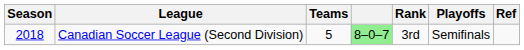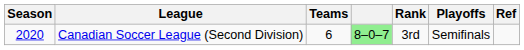(30, 34) 2018 -> (30, 34) 2020
(329, 34) 5 -> (329, 34) 6
